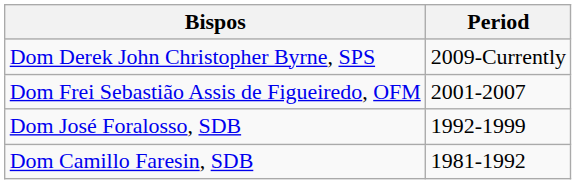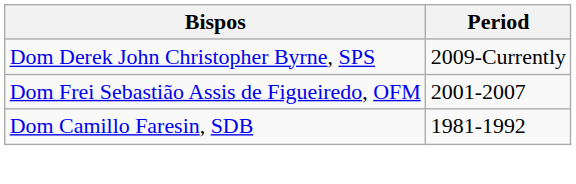- row: (125, 126)
